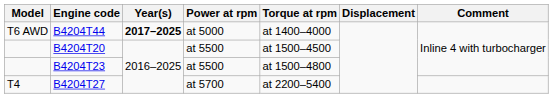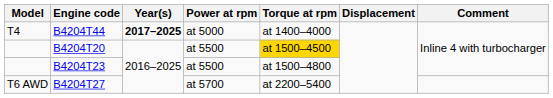(28, 31) T6 AWD -> (13, 31) T4
(297, 48) no background -> (297, 48) gold background
(13, 84) T4 -> (28, 84) T6 AWD
